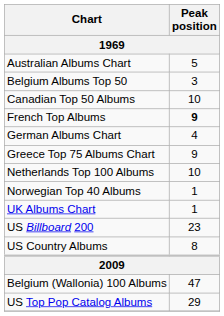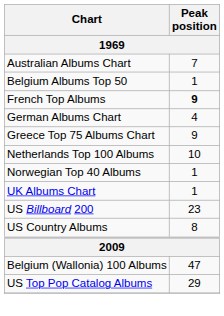(194, 63) 5 -> (194, 63) 7
(194, 81) 3 -> (194, 81) 1
- row: (71, 99)
